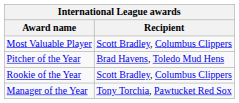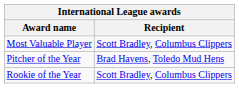- row: (47, 91)
